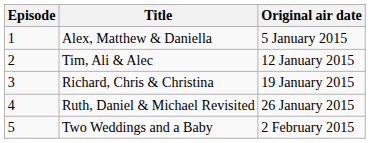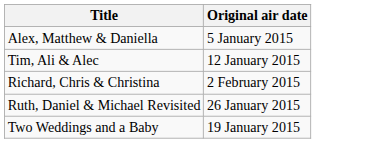- column: (32, 15)
(308, 82) 19 January 2015 -> (254, 82) 2 February 2015
(308, 127) 2 February 2015 -> (254, 127) 19 January 2015
